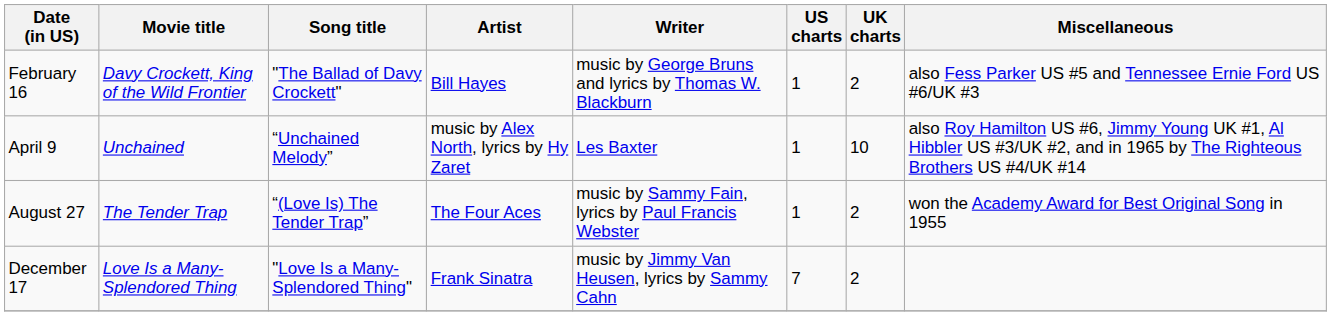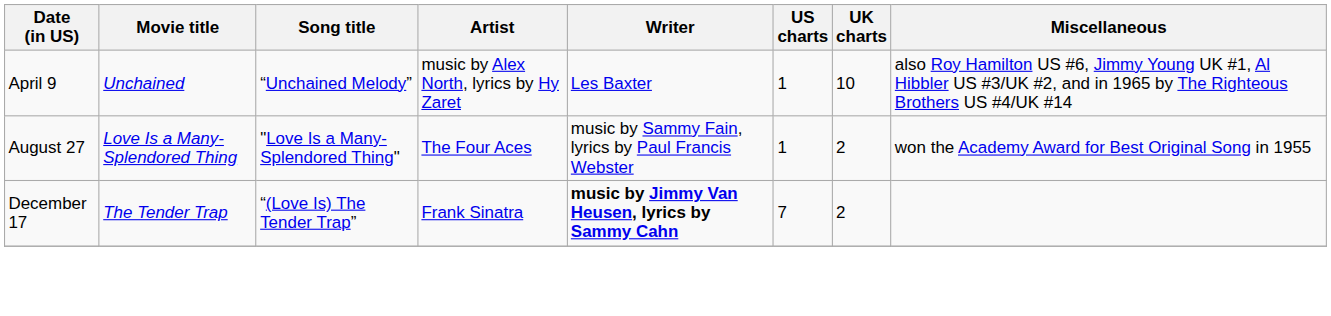- row: (42, 83)
(165, 213) The Tender Trap -> (170, 148) Love Is a Many-Splendored Thing
(325, 213) “(Love Is) The Tender Trap” -> (330, 148) "Love Is a Many-Splendored Thing"
(170, 278) Love Is a Many-Splendored Thing -> (165, 213) The Tender Trap
(342, 278) "Love Is a Many-Splendored Thing" -> (313, 213) “(Love Is) The Tender Trap”
(672, 278) normal -> (654, 213) bold
